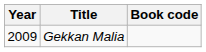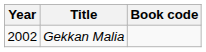(22, 36) 2009 -> (22, 36) 2002
